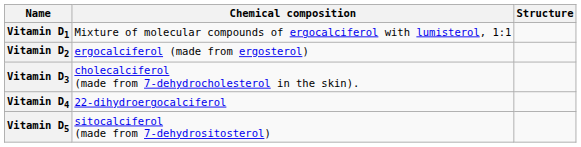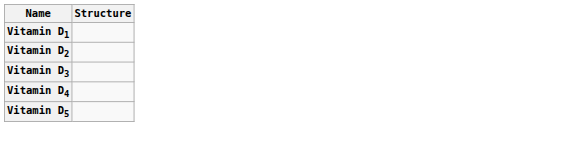- column: (293, 13)
